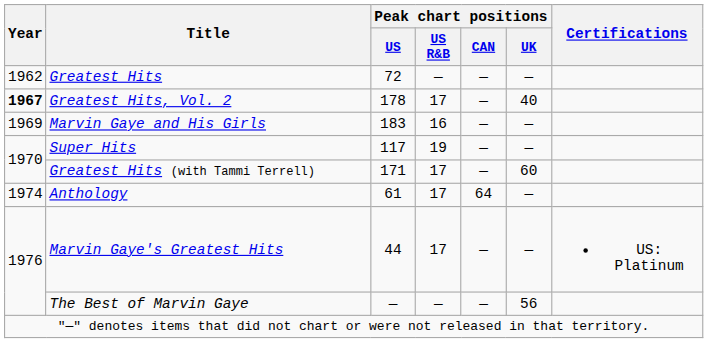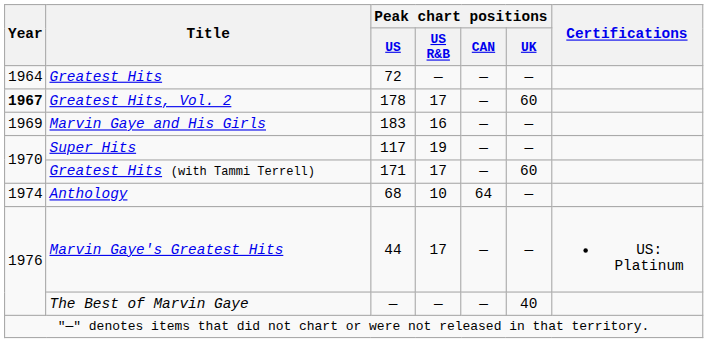(25, 77) 1962 -> (25, 77) 1964
(529, 101) 40 -> (529, 101) 60
(393, 195) 61 -> (393, 195) 68
(438, 195) 17 -> (438, 195) 10
(529, 304) 56 -> (529, 304) 40
